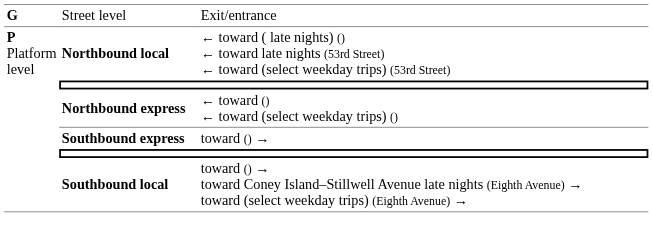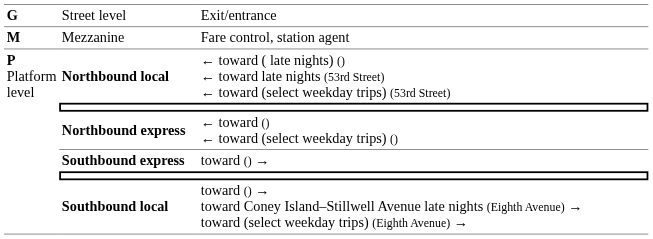+ row: (93, 37)
